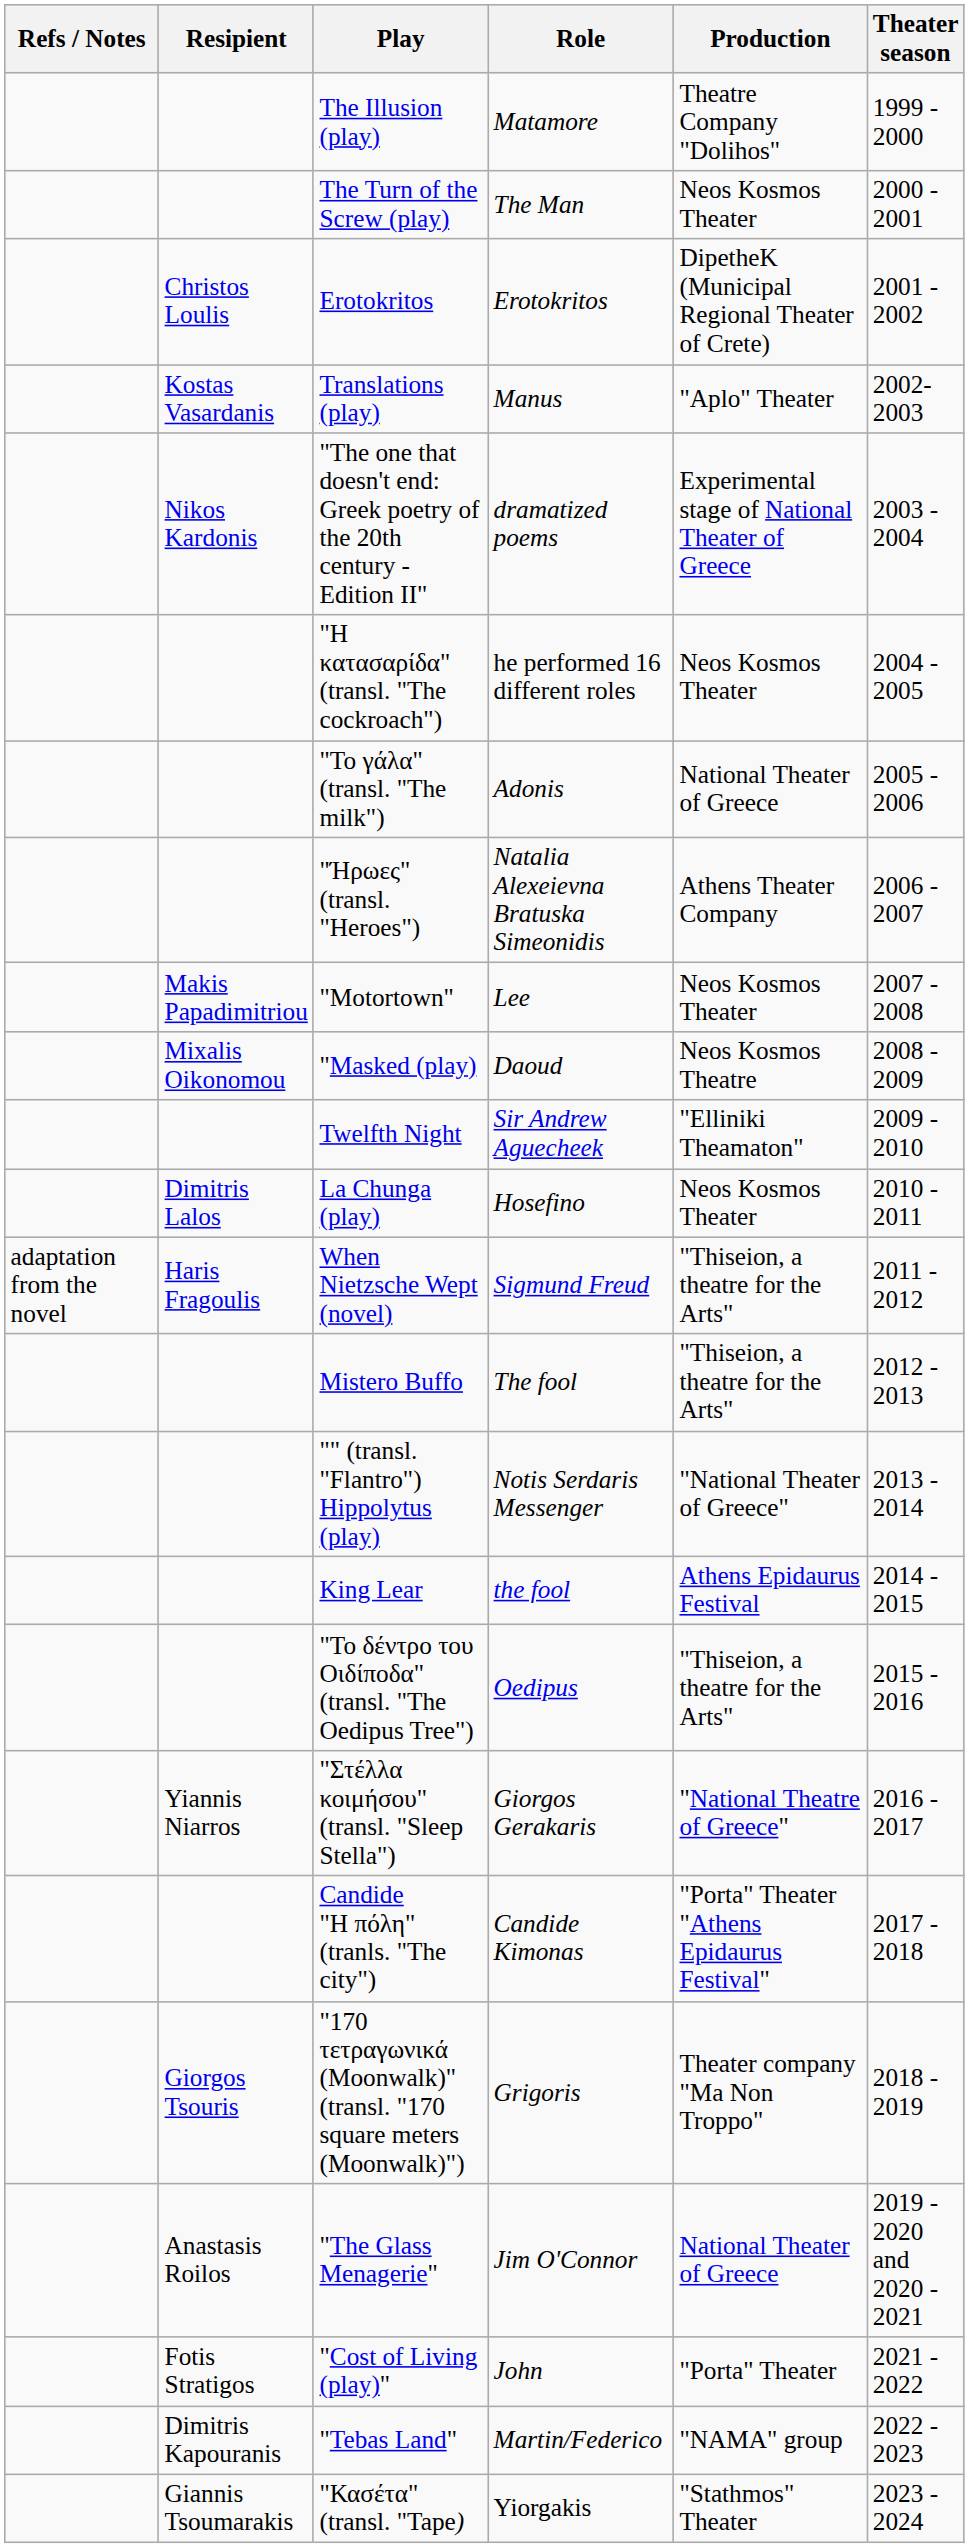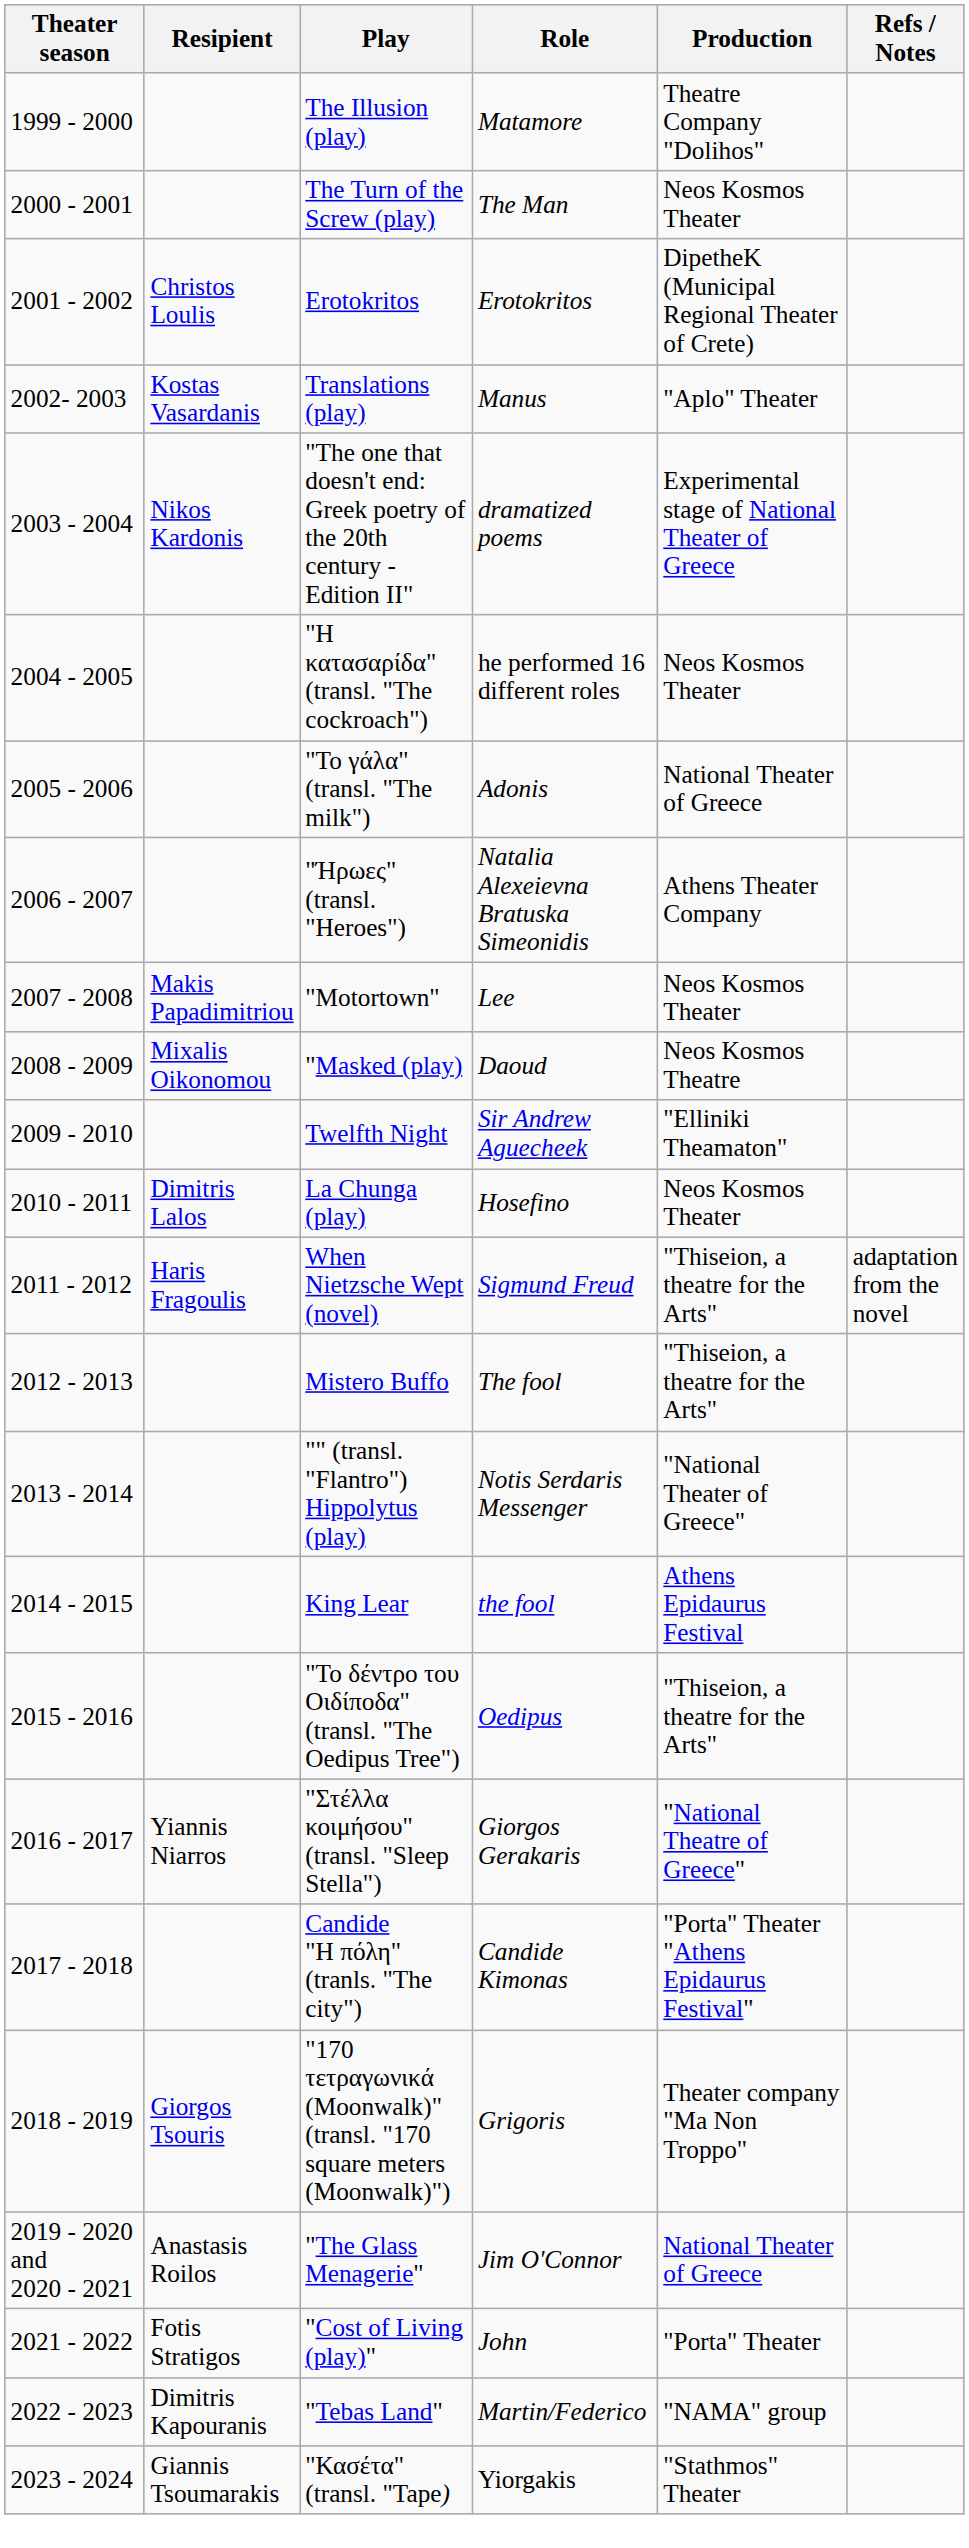columns swapped: (916, 38) <-> (82, 38)
